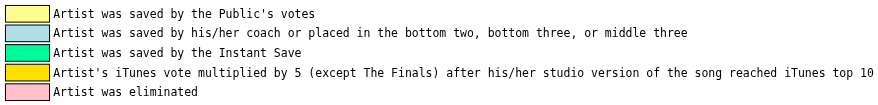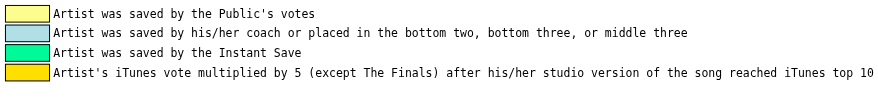- row: (126, 92)
